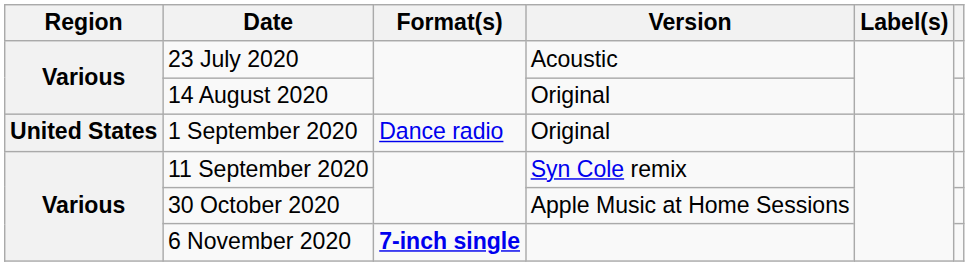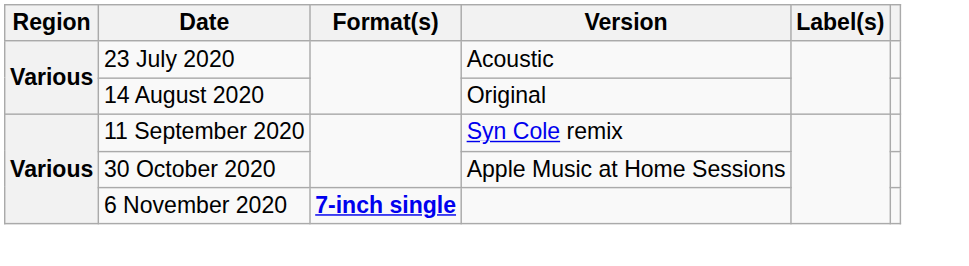- row: (263, 132)
